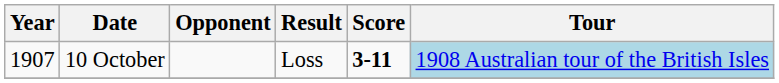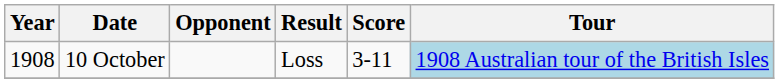(32, 59) 1907 -> (32, 59) 1908
(372, 59) bold -> (372, 59) normal
